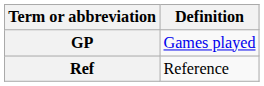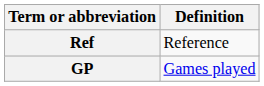rows swapped: (82, 42) <-> (82, 68)
